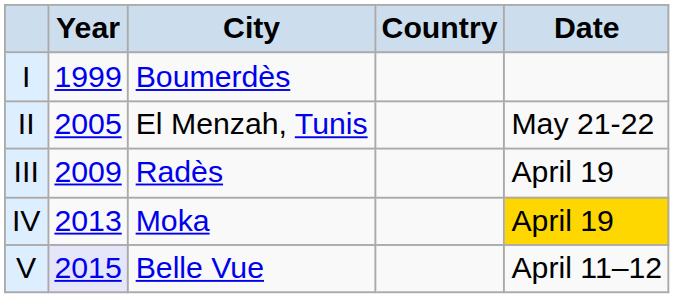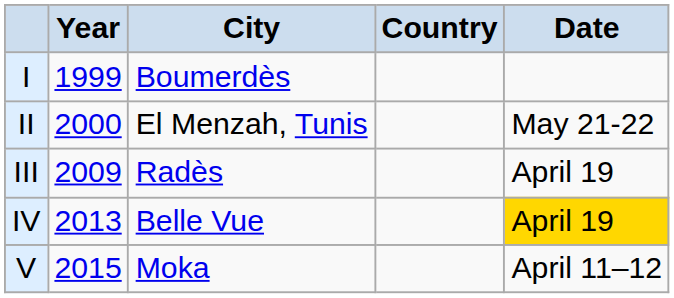(88, 124) 2005 -> (88, 124) 2000
(173, 220) Moka -> (200, 220) Belle Vue
(88, 268) lavender background -> (88, 268) no background
(200, 268) Belle Vue -> (173, 268) Moka
